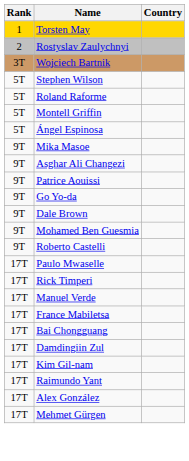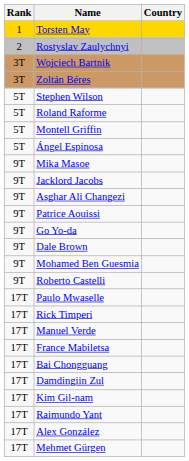+ row: (63, 79)
+ row: (70, 180)
